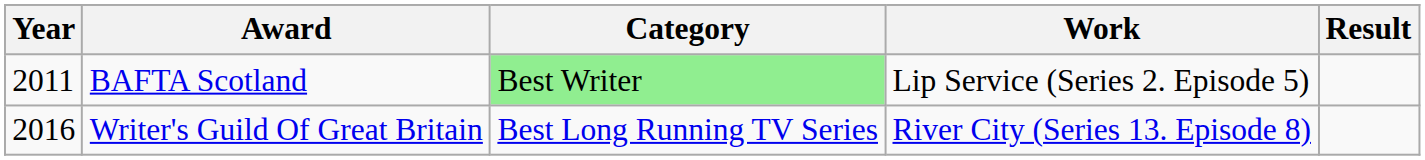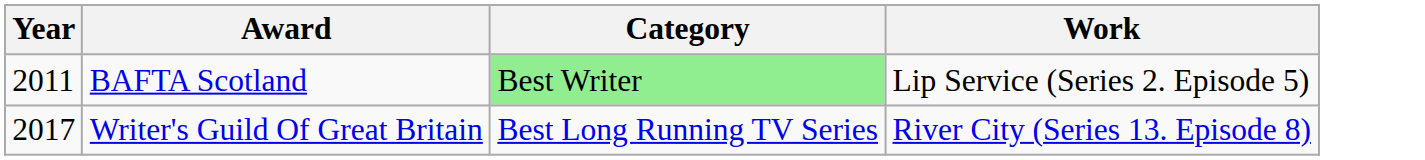- column: (1368, 29)
(44, 129) 2016 -> (44, 129) 2017
